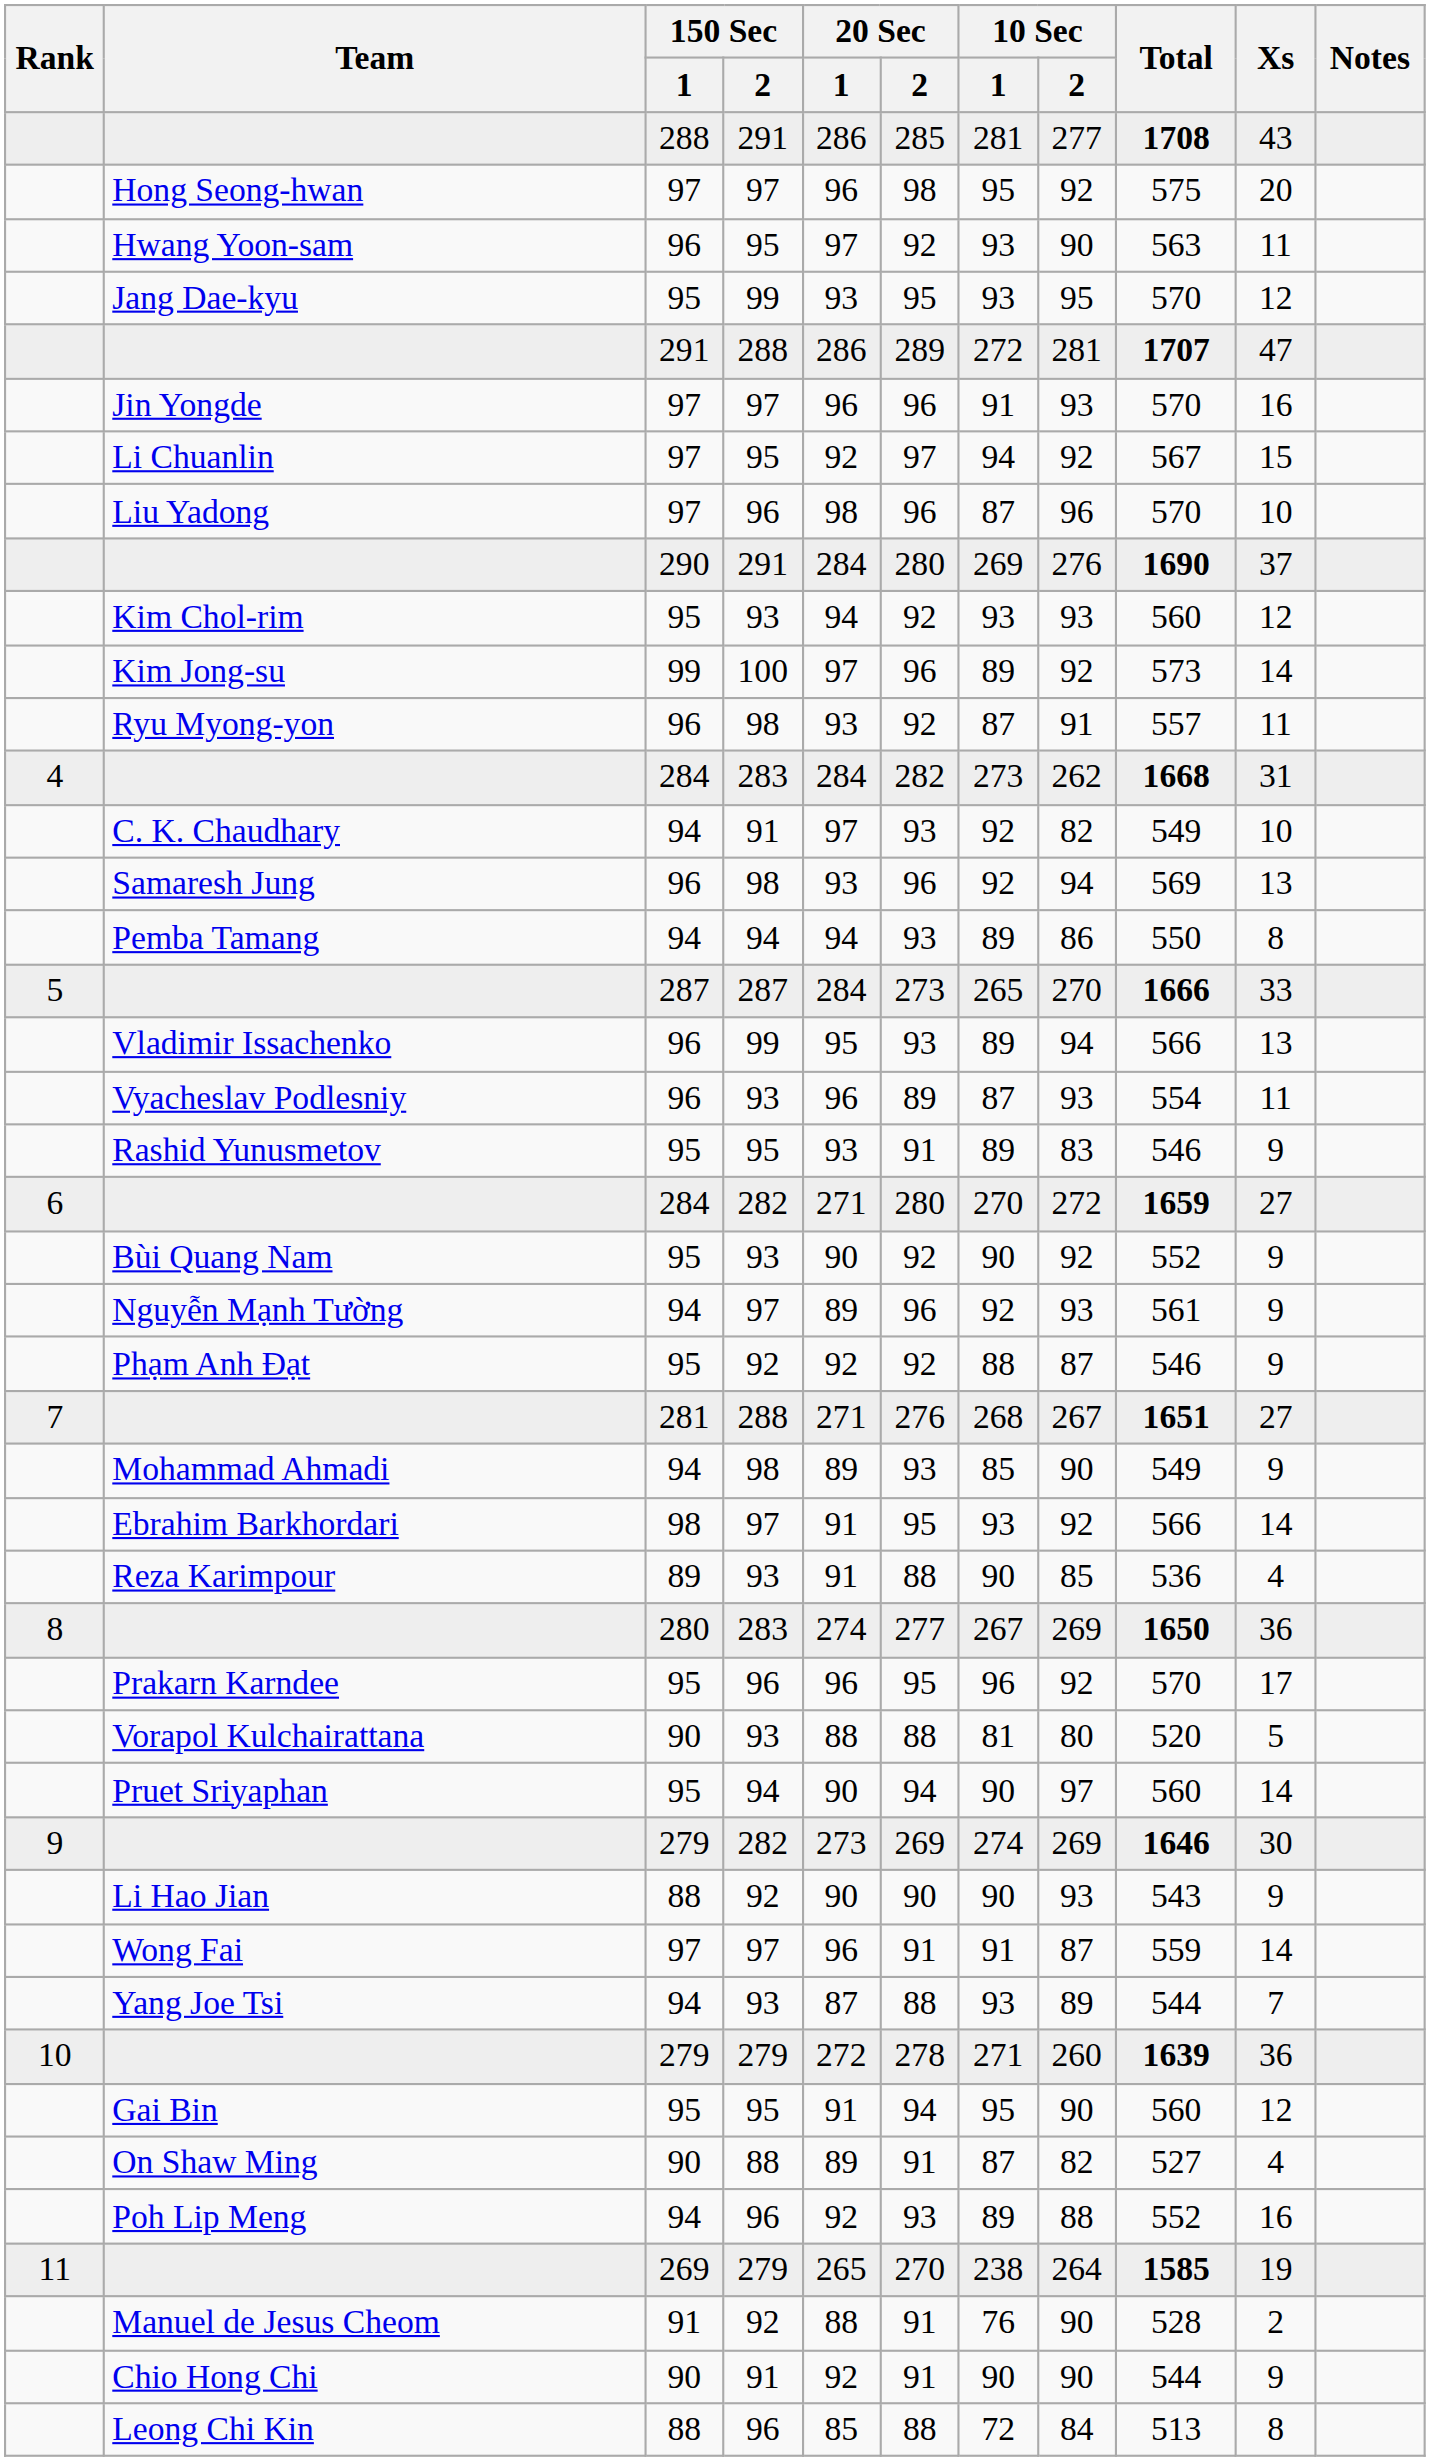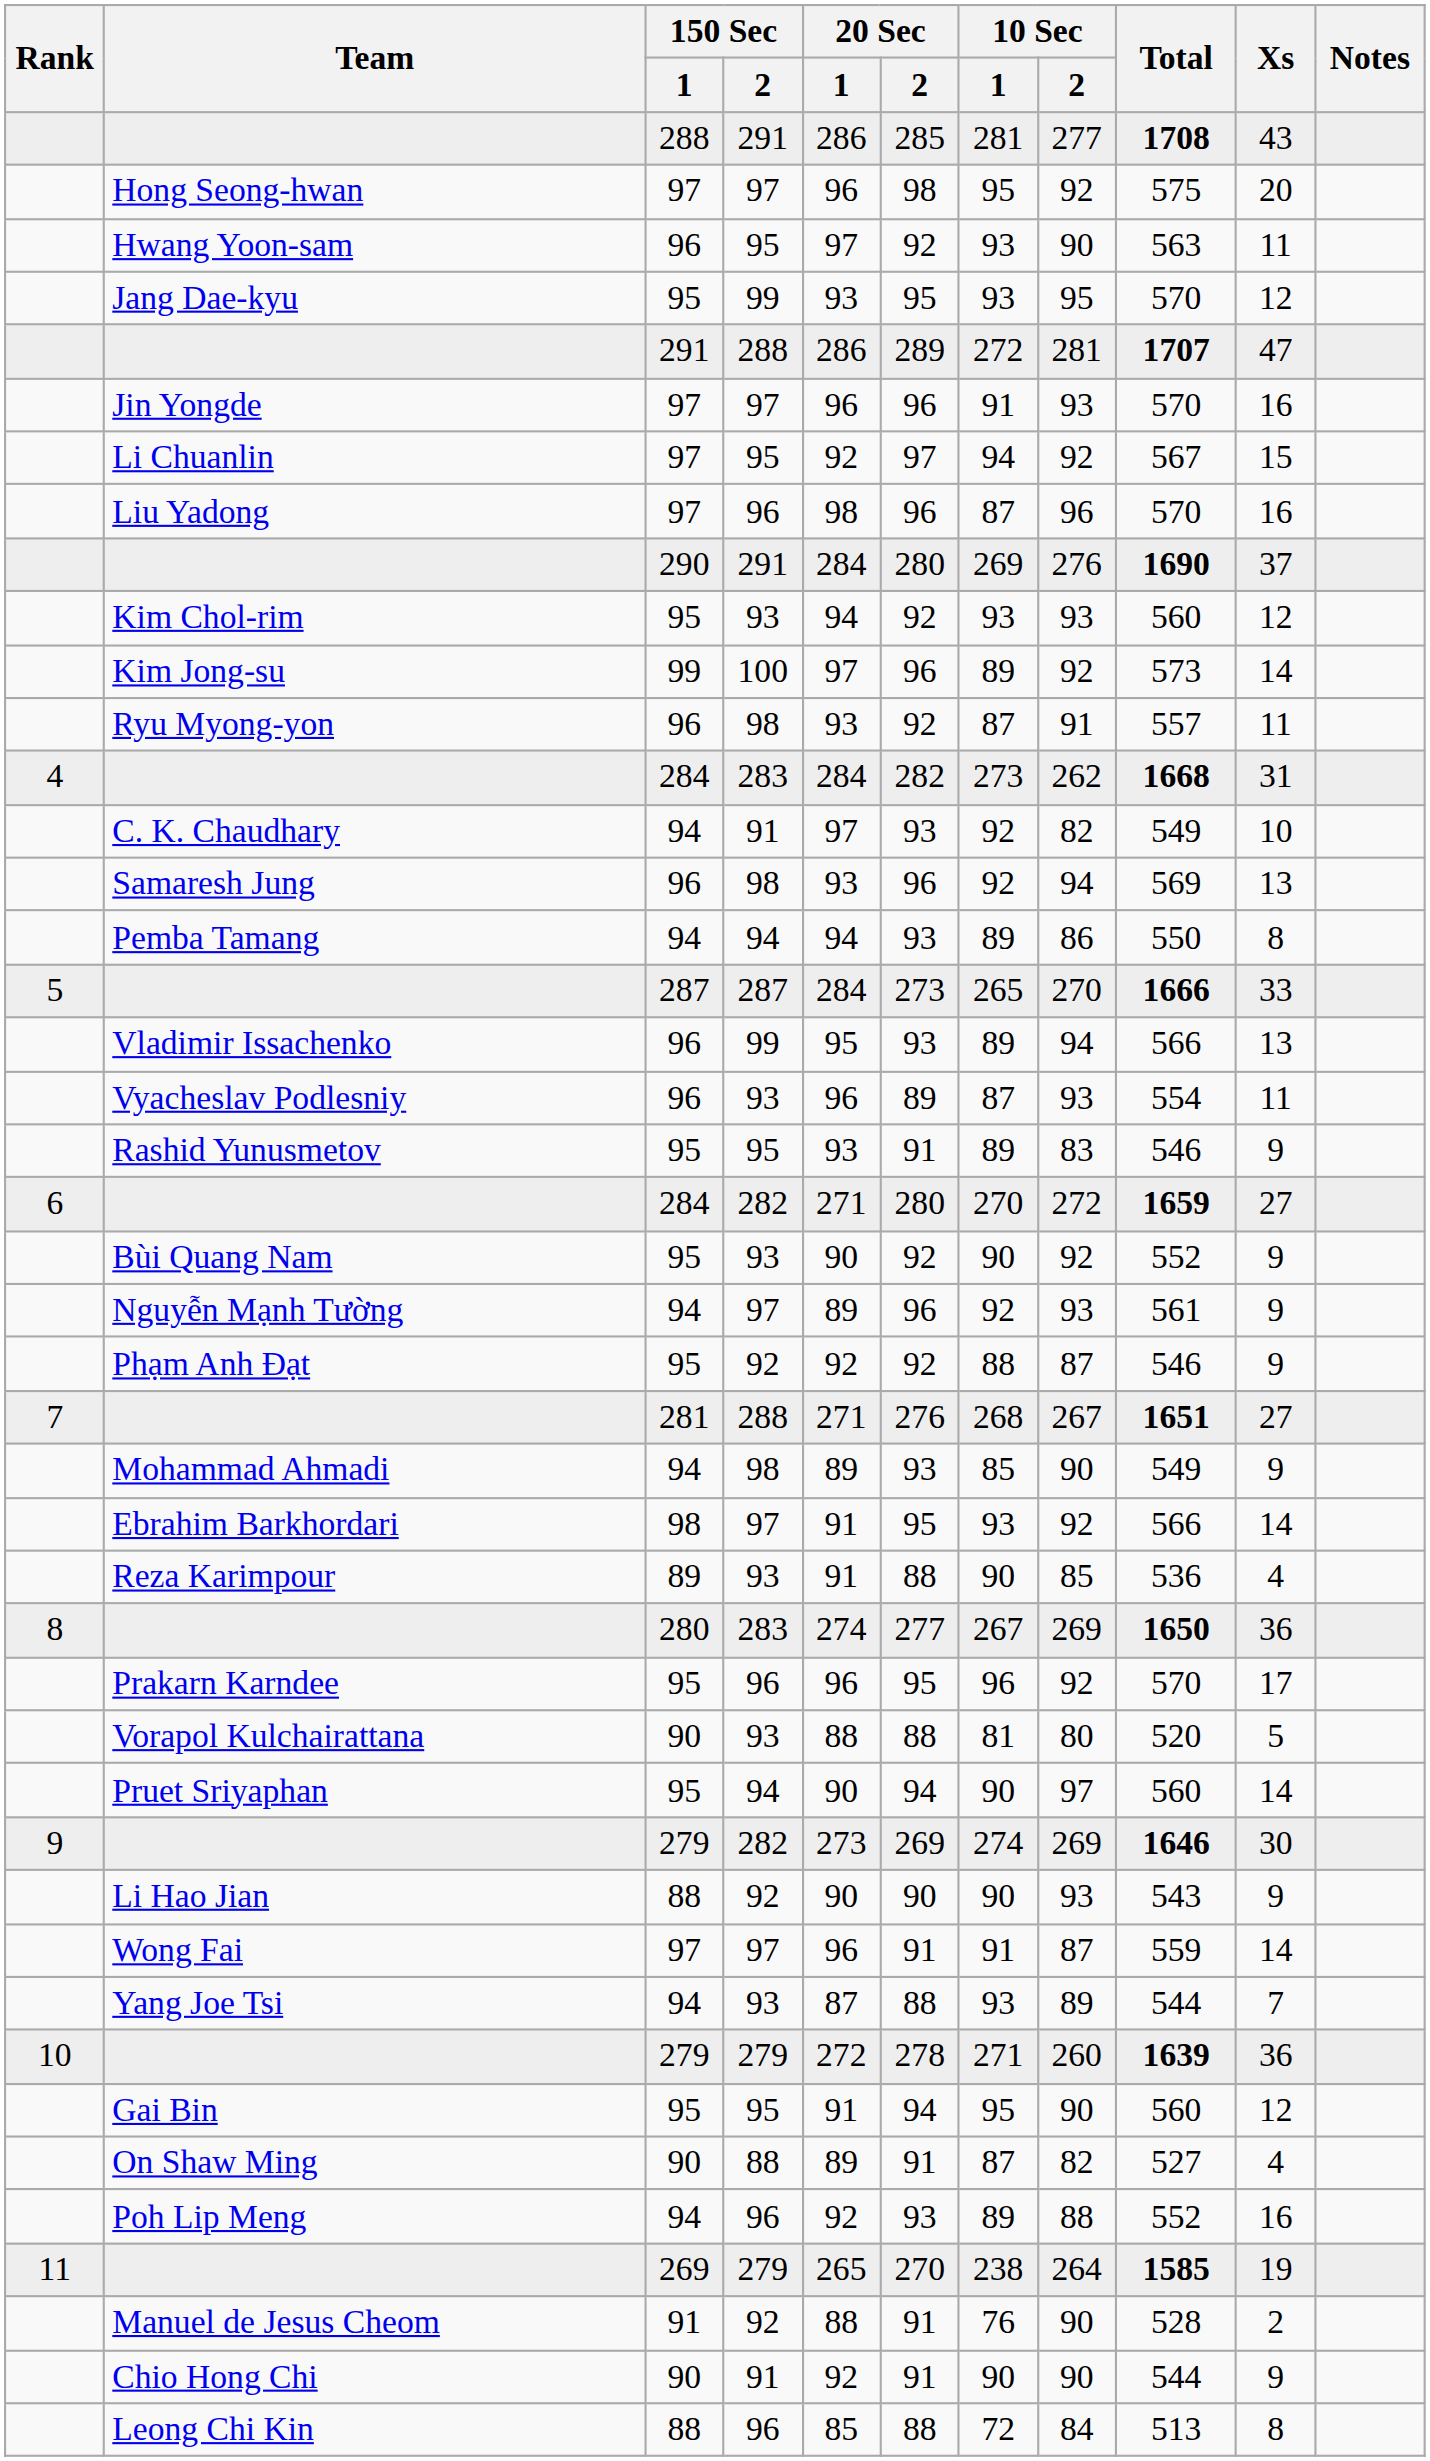(1276, 510) 10 -> (1276, 510) 16
